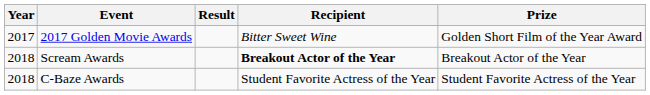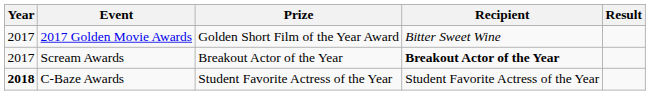columns swapped: (542, 15) <-> (217, 15)
(21, 57) 2018 -> (21, 57) 2017
(21, 79) normal -> (21, 79) bold
